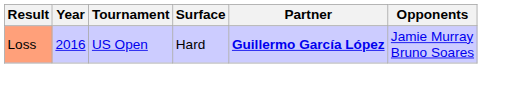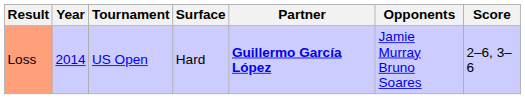+ column: (492, 15)
(71, 44) 2016 -> (71, 59) 2014
